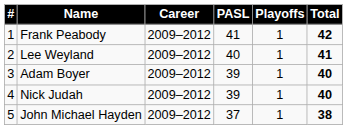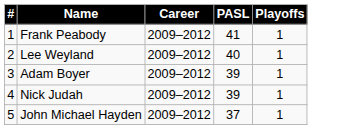- column: (325, 14)
